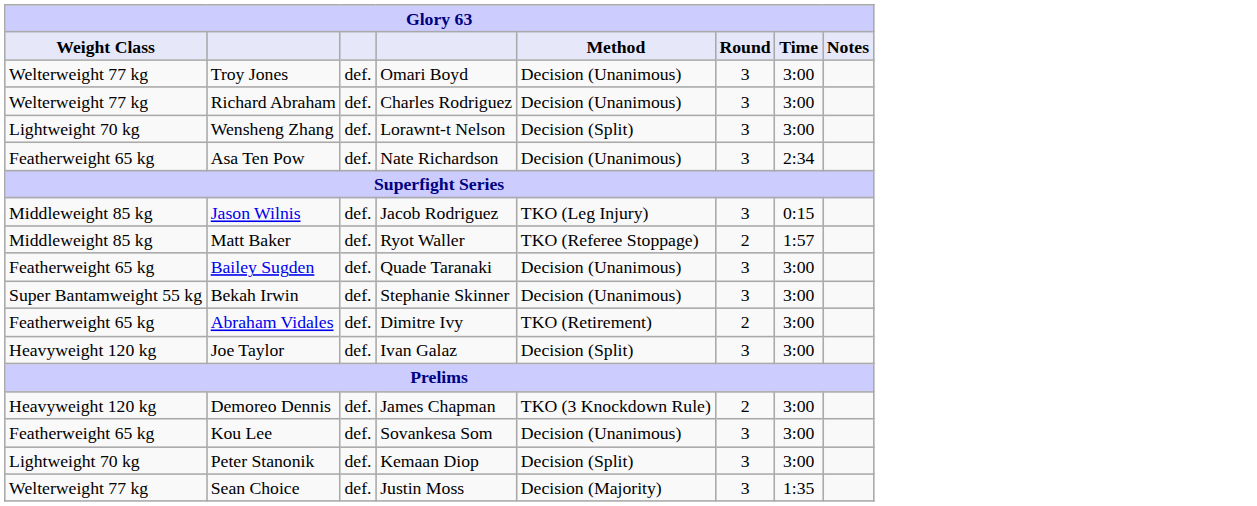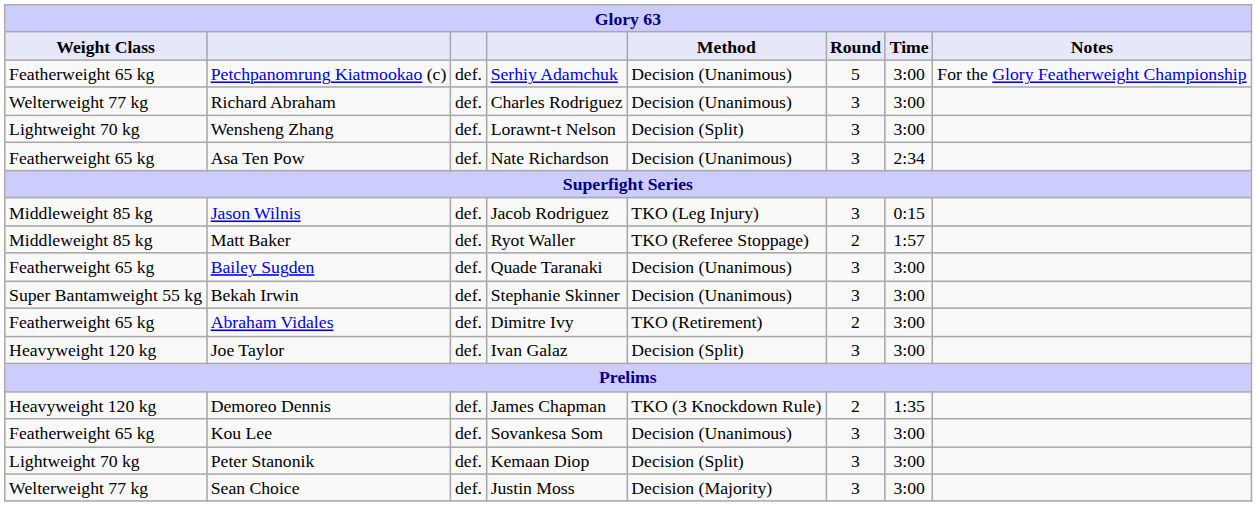+ row: (329, 74)
- row: (249, 74)
(799, 405) 3:00 -> (909, 405) 1:35
(799, 488) 1:35 -> (909, 488) 3:00
